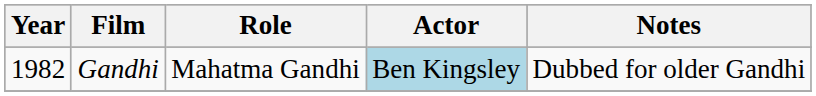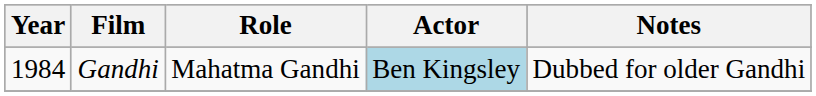(38, 68) 1982 -> (38, 68) 1984
